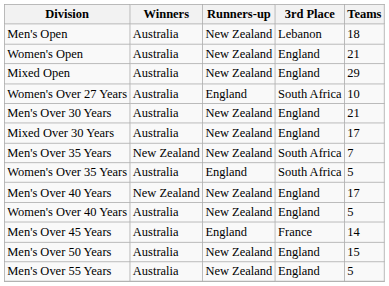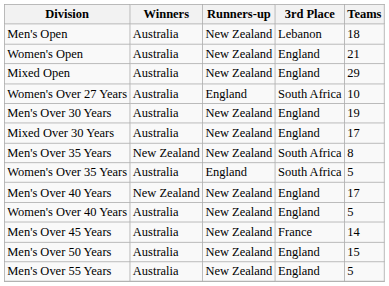(353, 113) 21 -> (353, 113) 19
(350, 152) 7 -> (350, 152) 8
(226, 232) England -> (239, 232) New Zealand
